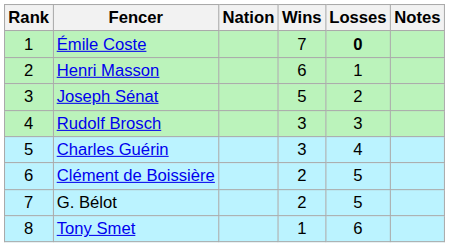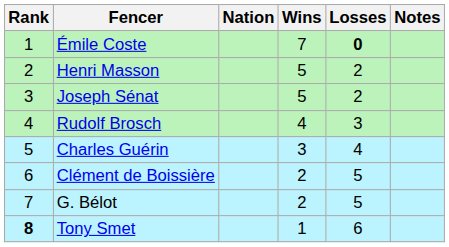(302, 70) 6 -> (302, 70) 5
(358, 70) 1 -> (358, 70) 2
(302, 123) 3 -> (302, 123) 4
(29, 228) normal -> (29, 228) bold
